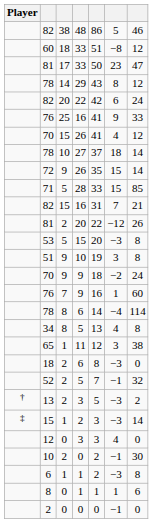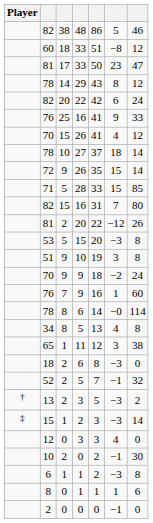(138, 205) 21 -> (138, 205) 80
(116, 310) −4 -> (116, 310) −0
